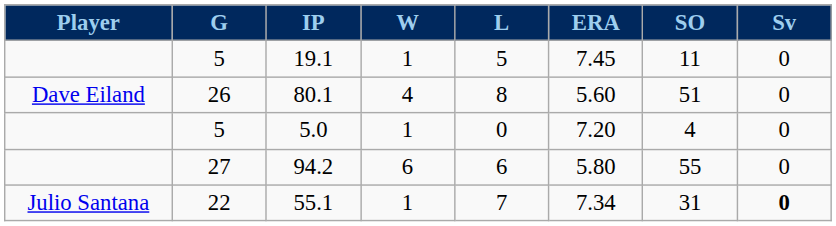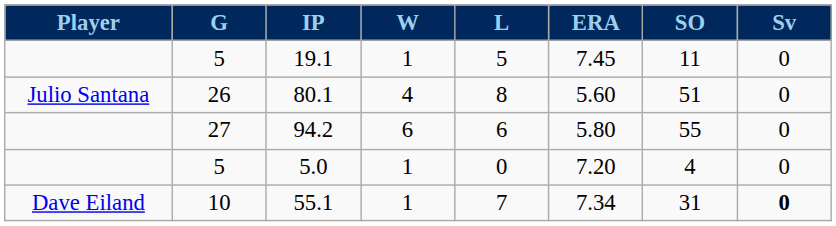(88, 94) Dave Eiland -> (88, 94) Julio Santana
rows swapped: (313, 130) <-> (313, 166)
(88, 202) Julio Santana -> (88, 202) Dave Eiland
(219, 202) 22 -> (219, 202) 10
